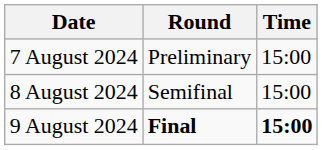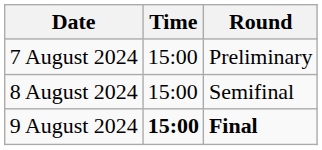columns swapped: (287, 21) <-> (199, 21)
